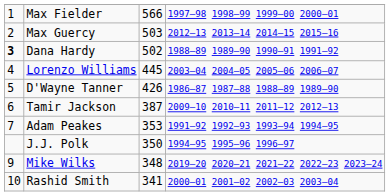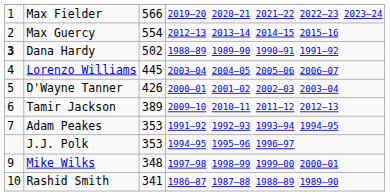(253, 14) 1997–98 1998–99 1999–00 2000–01 -> (275, 14) 2019–20 2020–21 2021–22 2022–23 2023–24
(152, 32) 503 -> (152, 32) 554
(253, 88) 1986–87 1987–88 1988–89 1989–90 -> (253, 88) 2000–01 2001–02 2002–03 2003–04
(152, 107) 387 -> (152, 107) 389
(152, 144) 350 -> (152, 144) 353
(275, 163) 2019–20 2020–21 2021–22 2022–23 2023–24 -> (253, 163) 1997–98 1998–99 1999–00 2000–01
(253, 182) 2000–01 2001–02 2002–03 2003–04 -> (253, 182) 1986–87 1987–88 1988–89 1989–90
